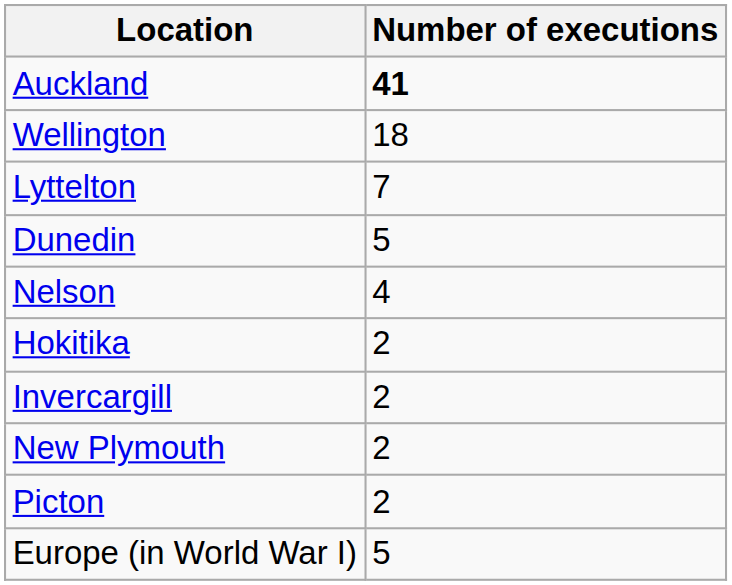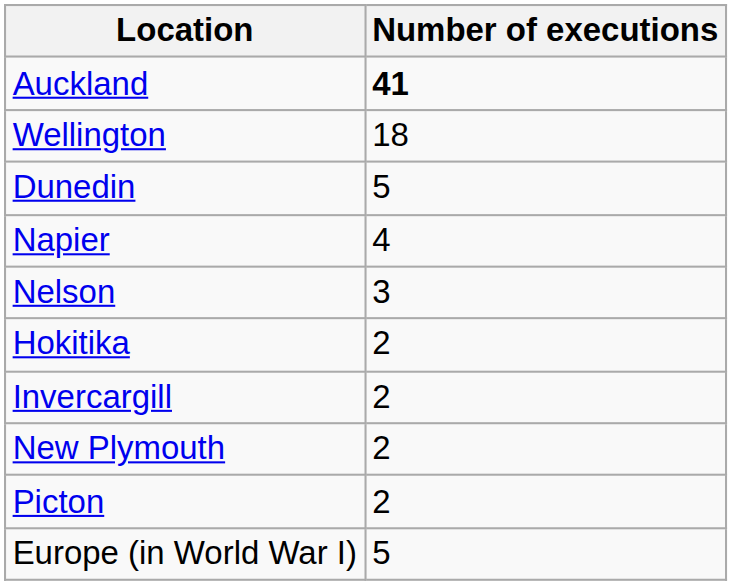- row: (74, 187)
+ row: (61, 239)
(381, 291) 4 -> (381, 291) 3
